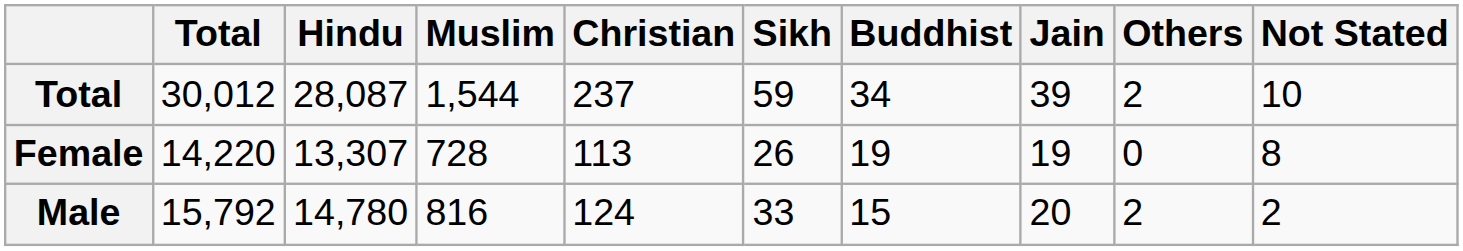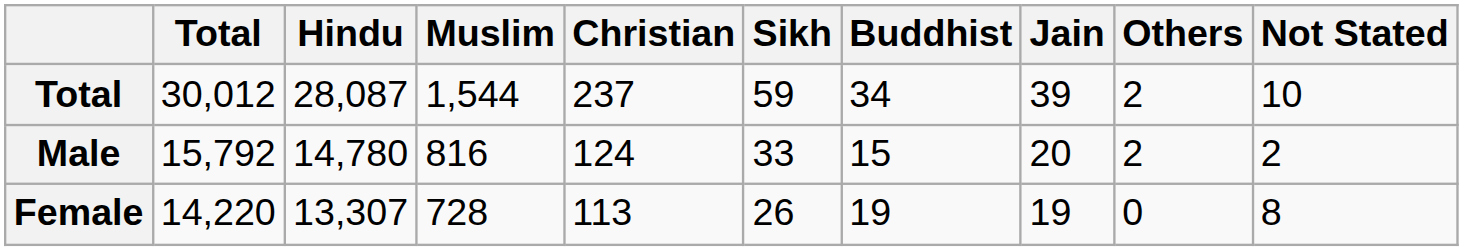rows swapped: (79, 213) <-> (79, 153)
